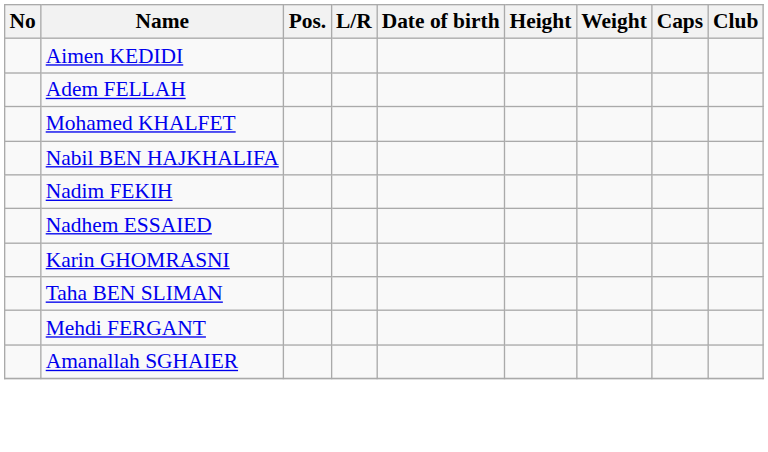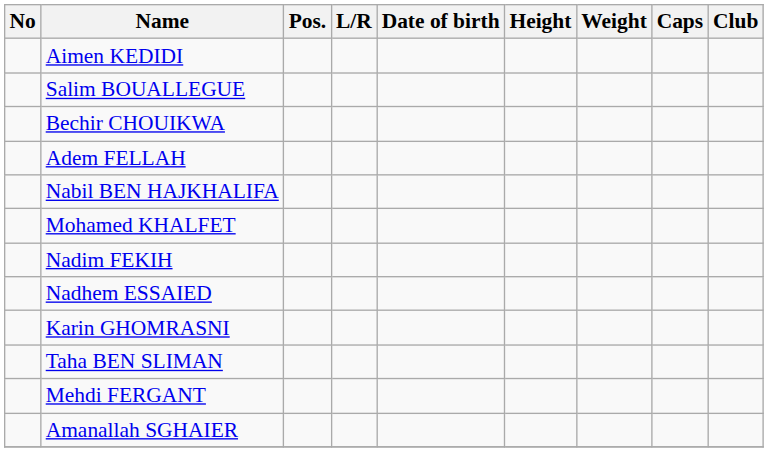+ row: (145, 89)
+ row: (135, 123)
rows swapped: (162, 157) <-> (141, 123)
